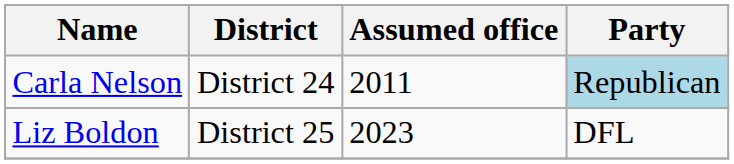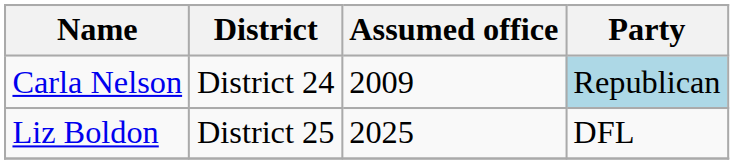(381, 81) 2011 -> (382, 81) 2009
(382, 132) 2023 -> (382, 132) 2025
